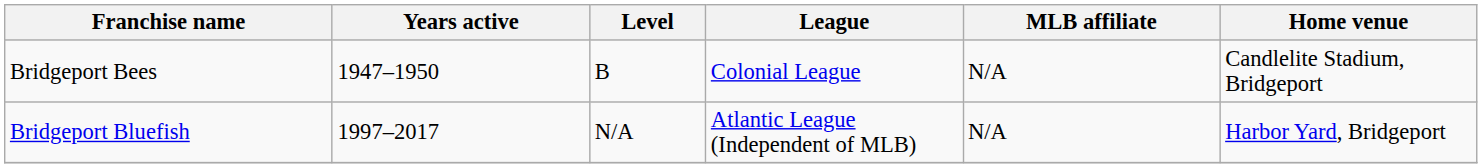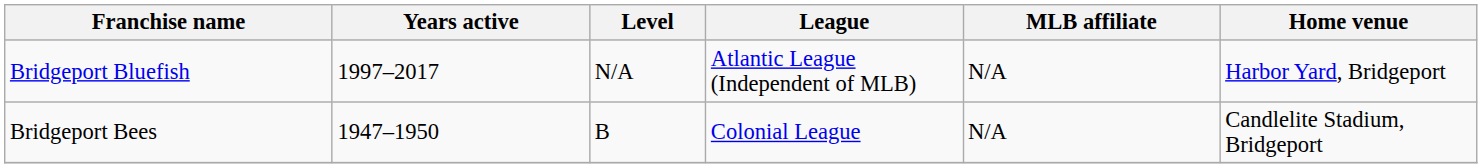rows swapped: (100, 132) <-> (84, 70)
